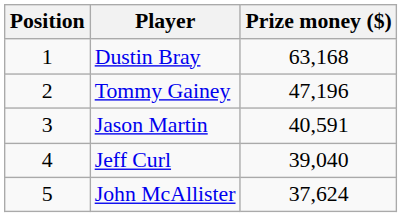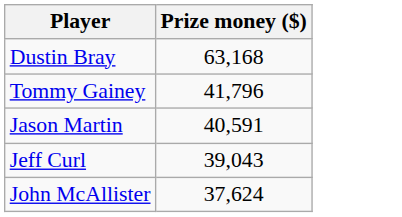- column: (47, 21)
(319, 90) 47,196 -> (234, 90) 41,796
(319, 159) 39,040 -> (234, 159) 39,043
